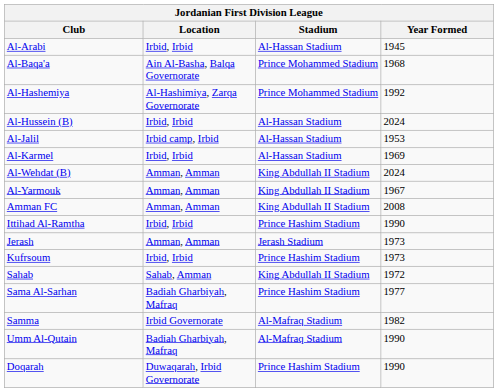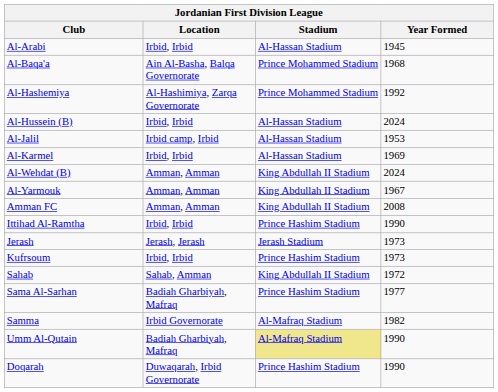(183, 241) Amman, Amman -> (175, 241) Jerash, Jerash
(300, 338) no background -> (300, 338) khaki background
